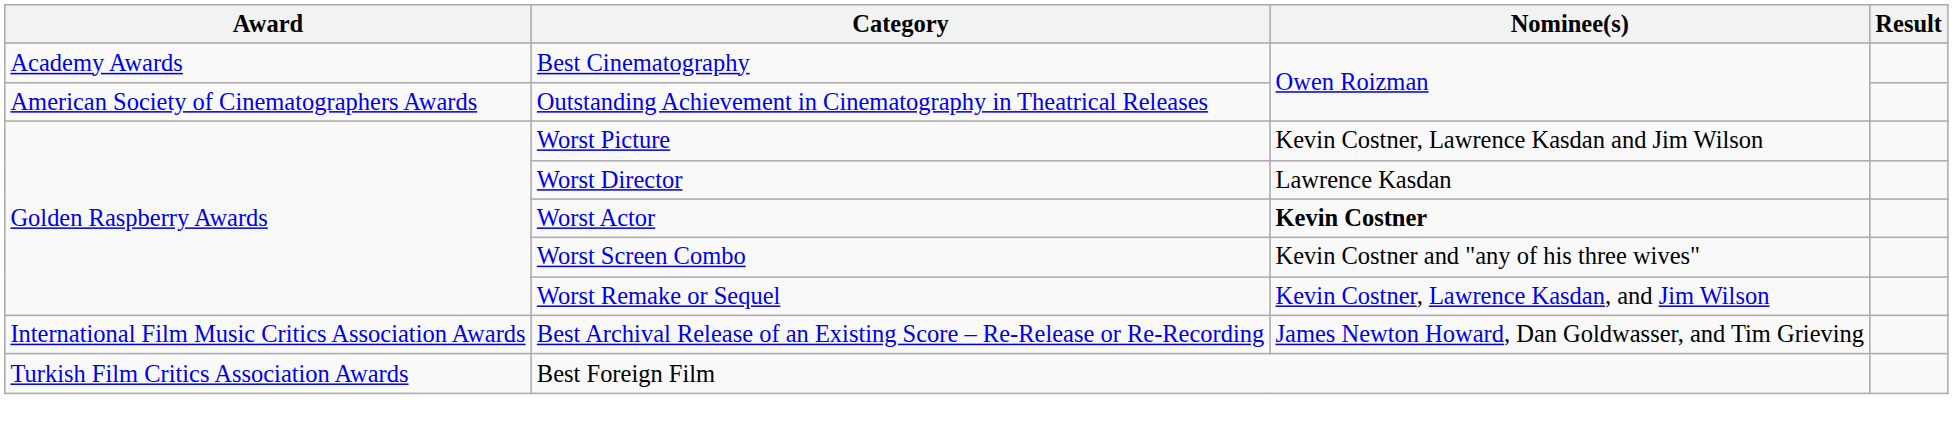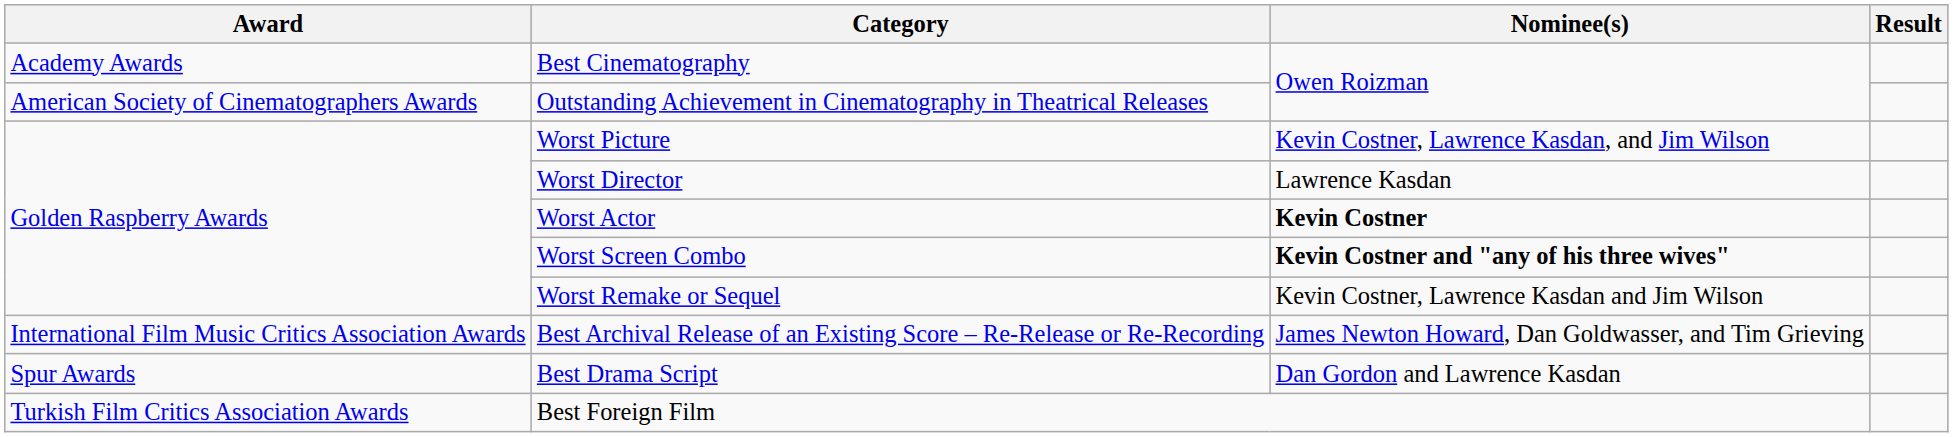(1519, 140) Kevin Costner, Lawrence Kasdan and Jim Wilson -> (1522, 140) Kevin Costner, Lawrence Kasdan, and Jim Wilson
(1488, 256) normal -> (1503, 256) bold
(1522, 295) Kevin Costner, Lawrence Kasdan, and Jim Wilson -> (1519, 295) Kevin Costner, Lawrence Kasdan and Jim Wilson
+ row: (627, 373)
